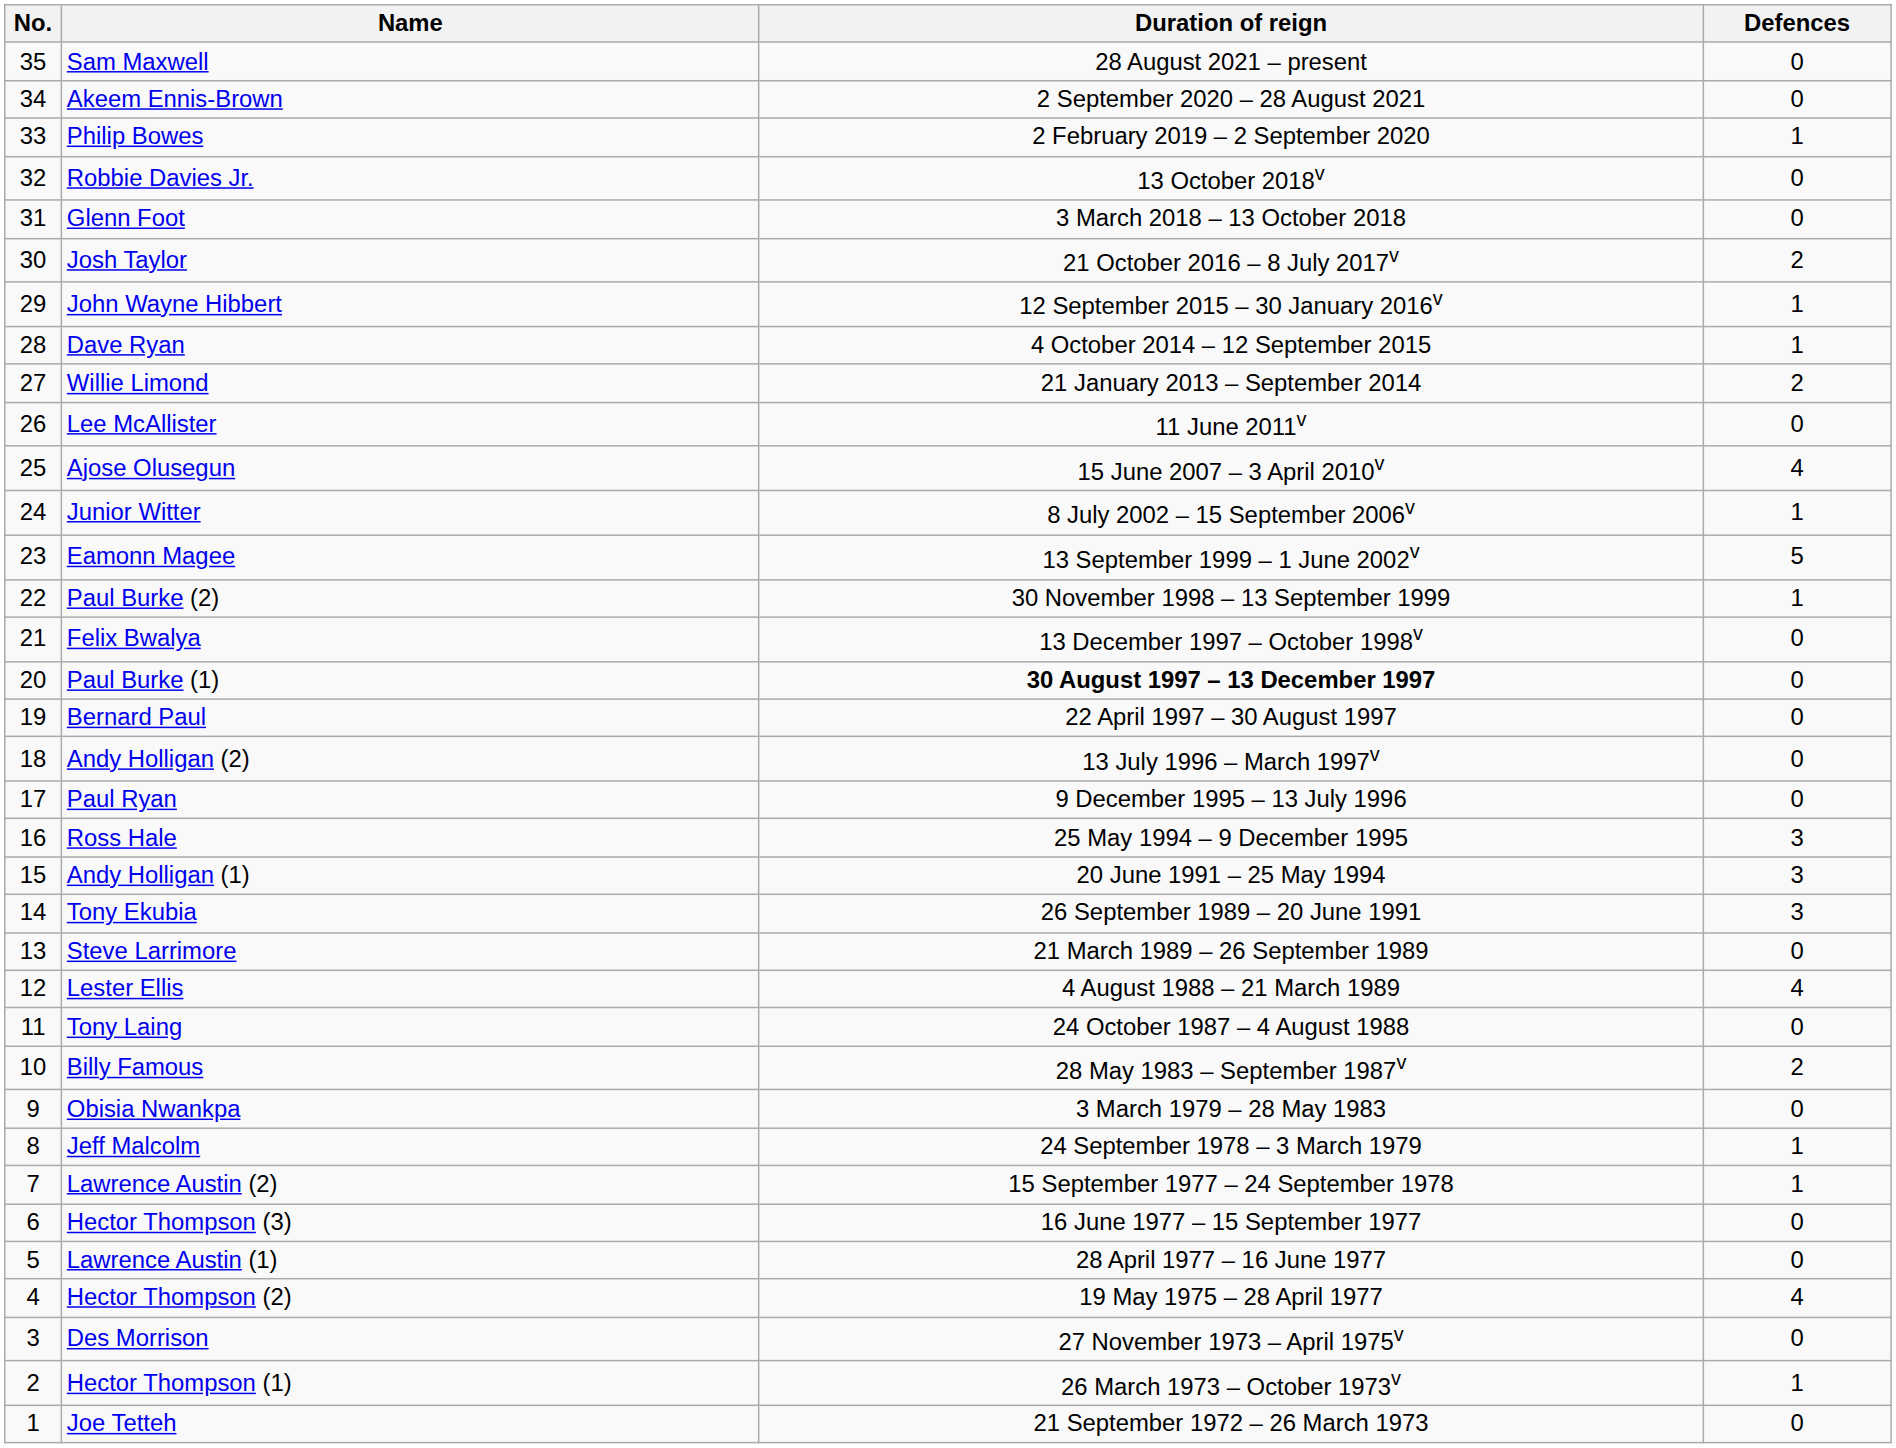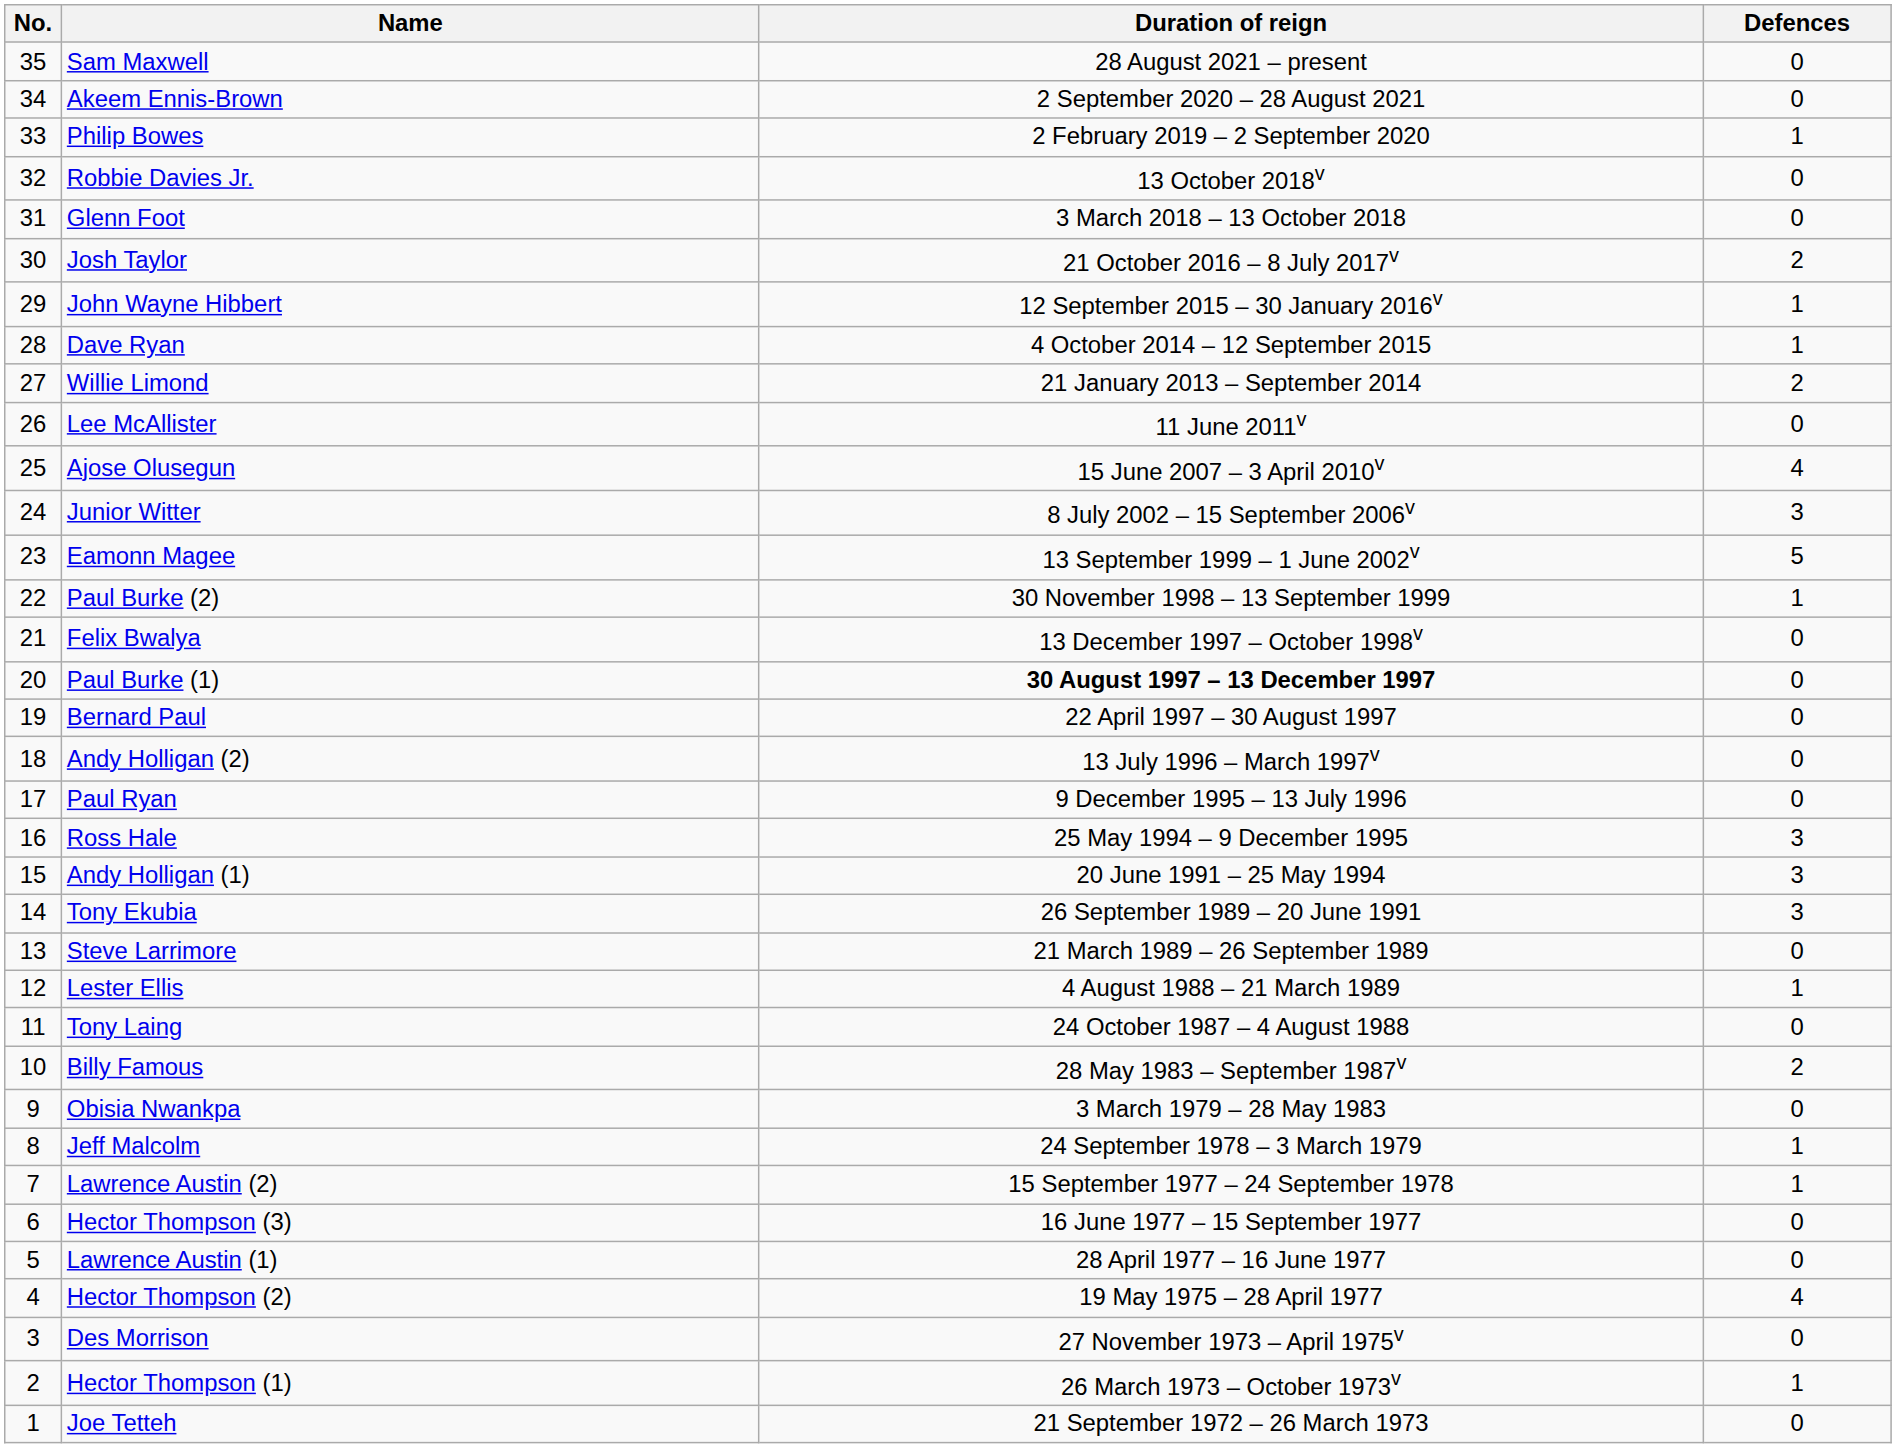(1797, 512) 1 -> (1797, 512) 3
(1797, 988) 4 -> (1797, 988) 1
